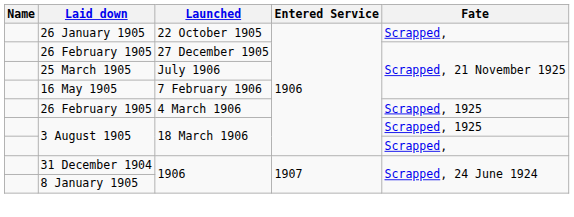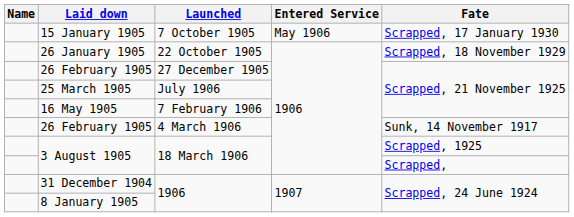+ row: (93, 33)
(416, 33) Scrapped, -> (475, 52) Scrapped, 18 November 1929
(433, 108) Scrapped, 1925 -> (461, 127) Sunk, 14 November 1917
